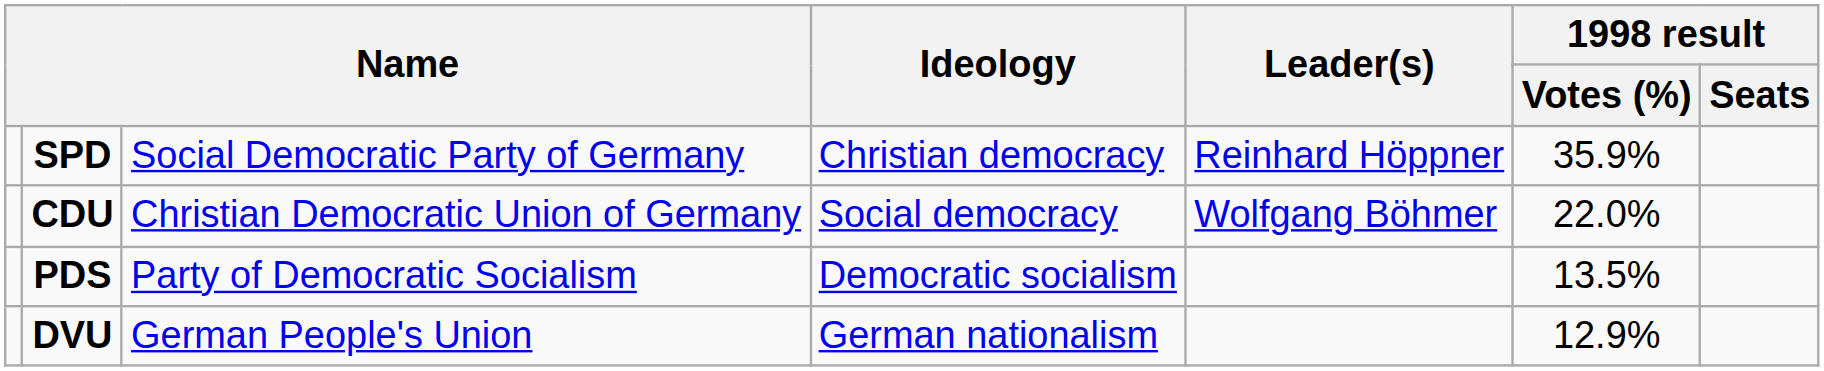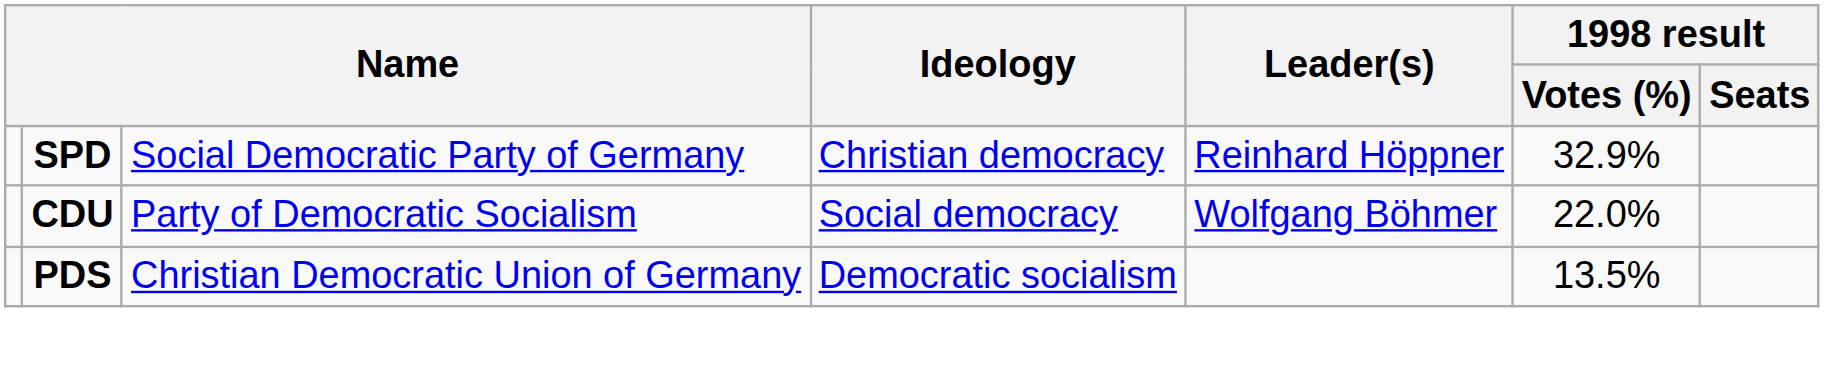(1607, 154) 35.9% -> (1607, 154) 32.9%
(466, 214) Christian Democratic Union of Germany -> (384, 214) Party of Democratic Socialism
(384, 275) Party of Democratic Socialism -> (466, 275) Christian Democratic Union of Germany
- row: (72, 335)
